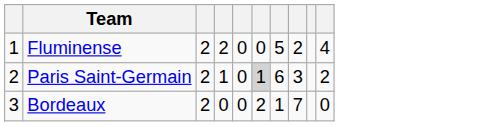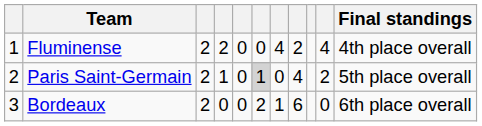+ column: (405, 18)
(279, 47) 5 -> (279, 47) 4
(279, 76) 6 -> (279, 76) 0
(298, 76) 3 -> (298, 76) 4
(298, 105) 7 -> (298, 105) 6
